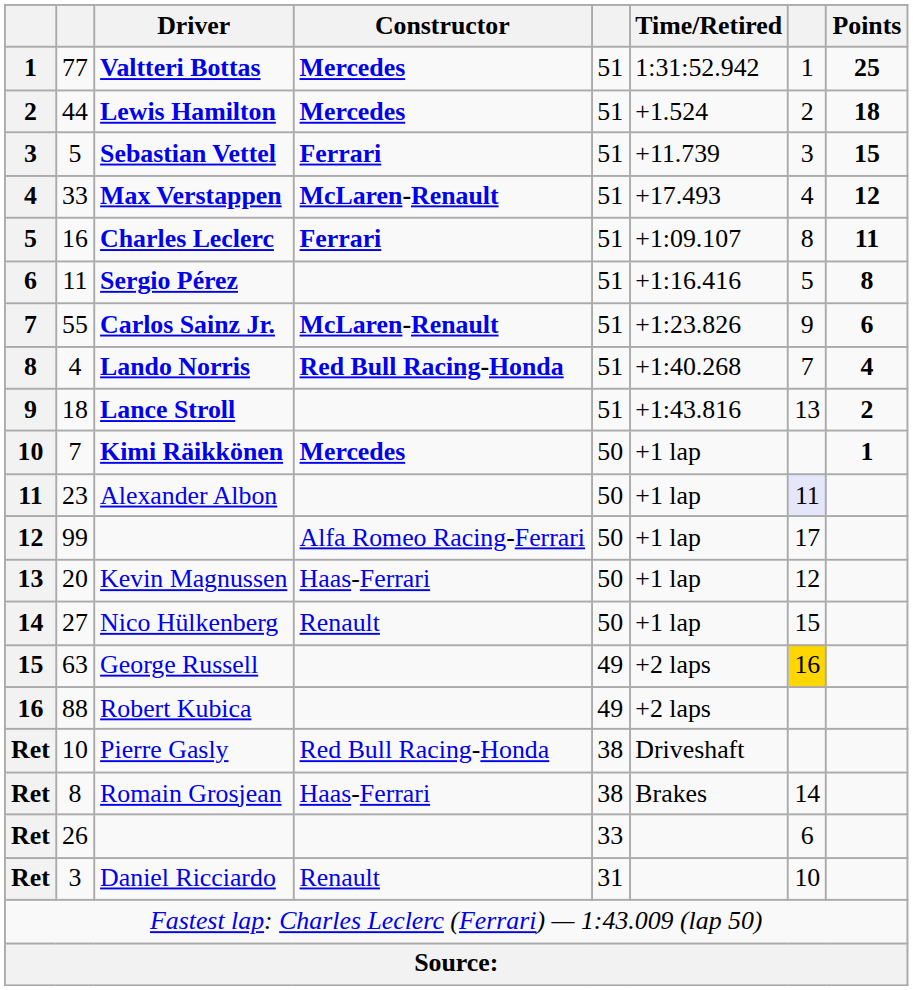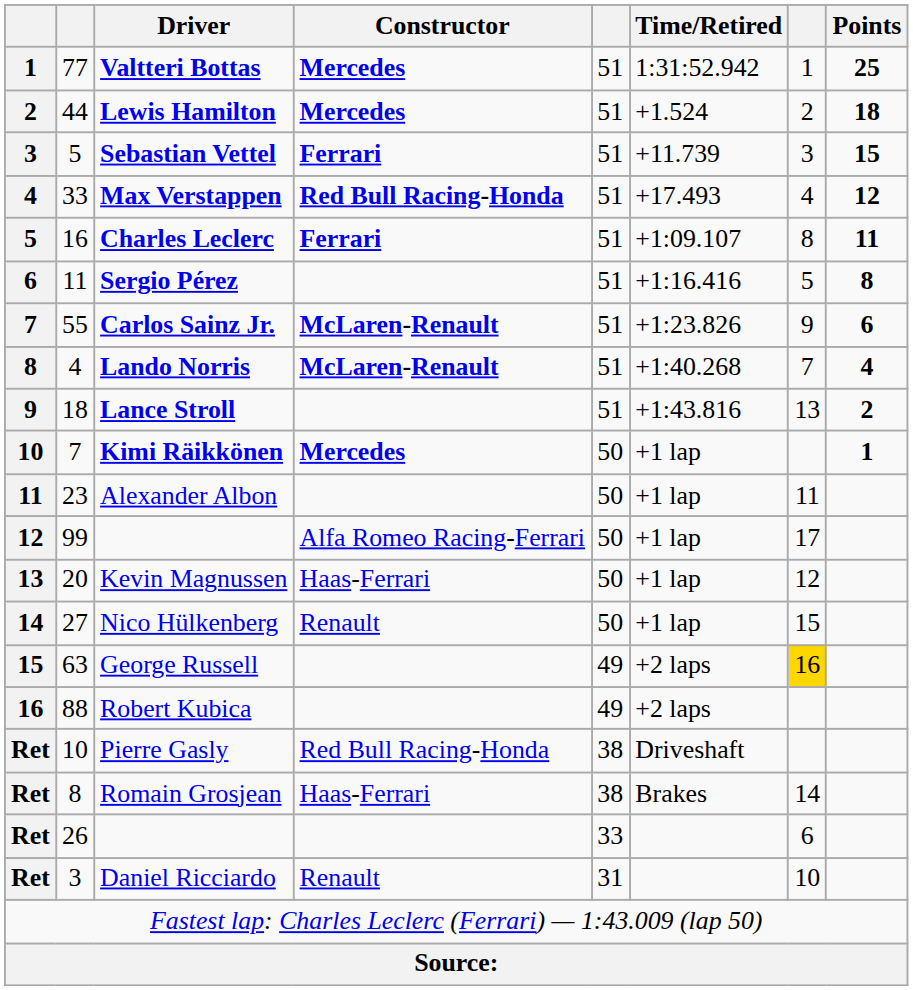(399, 195) McLaren-Renault -> (432, 195) Red Bull Racing-Honda
(432, 366) Red Bull Racing-Honda -> (399, 366) McLaren-Renault
(807, 494) lavender background -> (807, 494) no background
